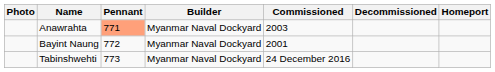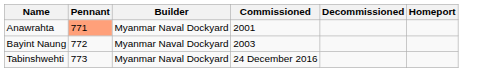- column: (21, 12)
(277, 28) 2003 -> (244, 28) 2001
(277, 43) 2001 -> (244, 43) 2003
